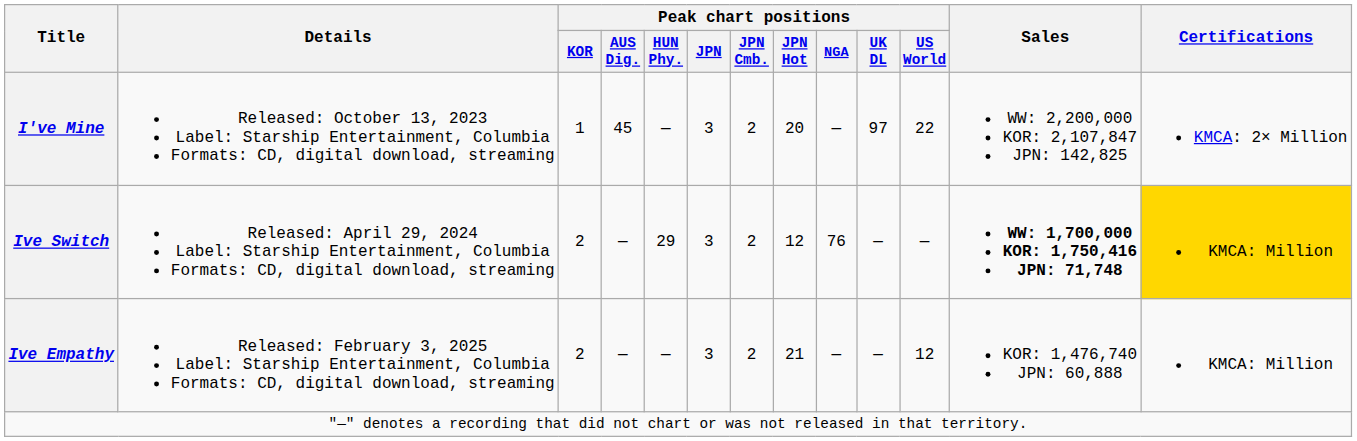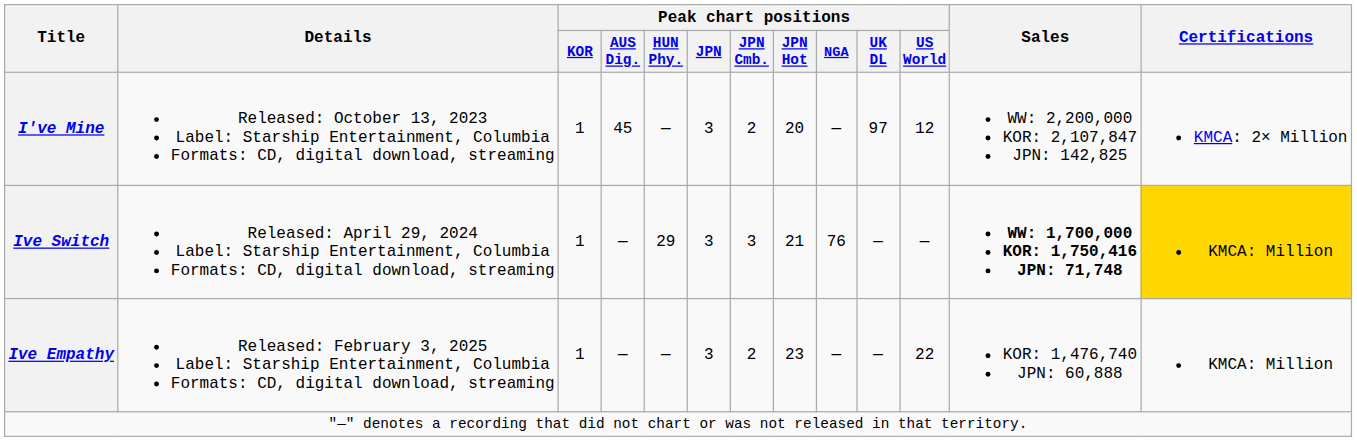(925, 129) 22 -> (925, 129) 12
(580, 242) 2 -> (580, 242) 1
(752, 242) 2 -> (752, 242) 3
(795, 242) 12 -> (795, 242) 21
(580, 356) 2 -> (580, 356) 1
(795, 356) 21 -> (795, 356) 23
(925, 356) 12 -> (925, 356) 22
